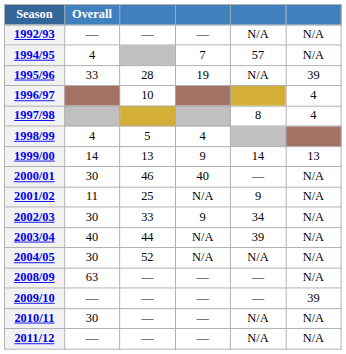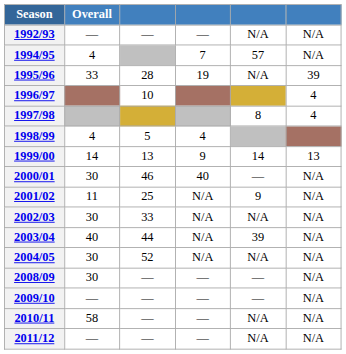(203, 216) 9 -> (203, 216) N/A
(258, 216) 34 -> (258, 216) N/A
(92, 277) 63 -> (92, 277) 30
(313, 297) 39 -> (313, 297) N/A
(92, 318) 30 -> (92, 318) 58
